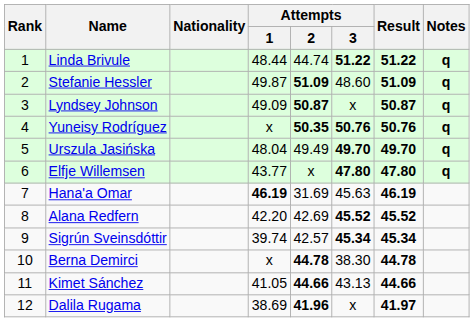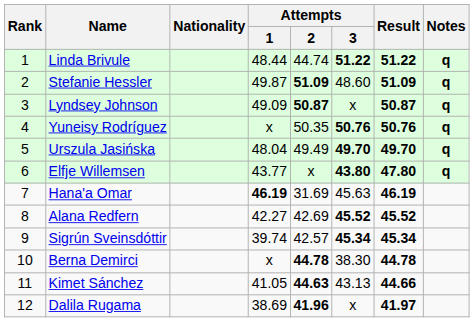(311, 127) bold -> (311, 127) normal
(353, 171) 47.80 -> (353, 171) 43.80
(269, 216) 42.20 -> (269, 216) 42.27
(311, 283) 44.66 -> (311, 283) 44.63
